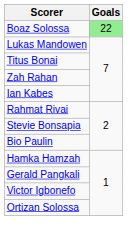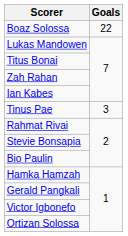(106, 28) lightgreen background -> (106, 28) no background
+ row: (30, 110)
